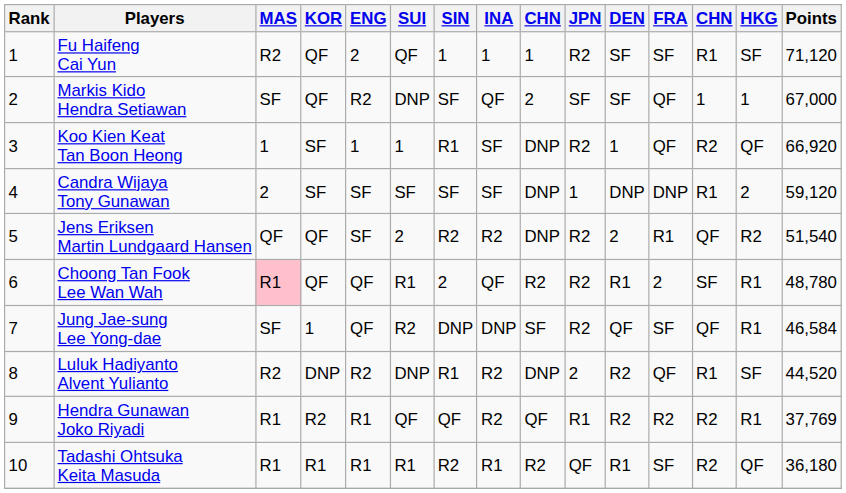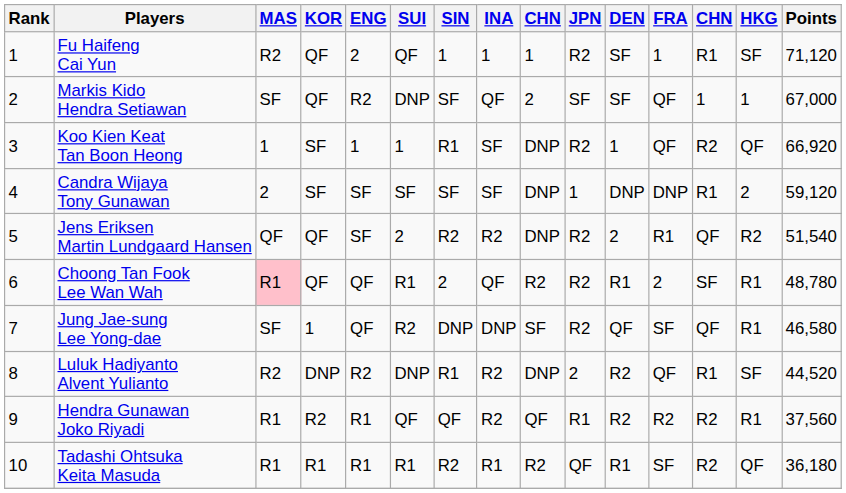(663, 54) SF -> (657, 54) 1
(811, 328) 46,584 -> (811, 328) 46,580
(811, 420) 37,769 -> (811, 420) 37,560
